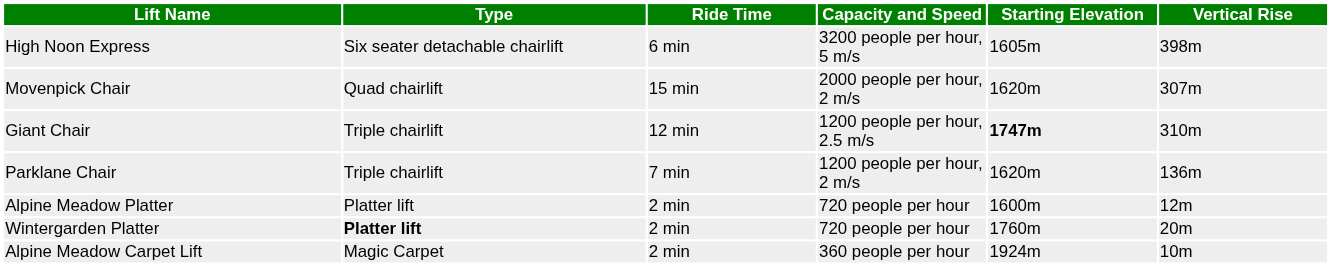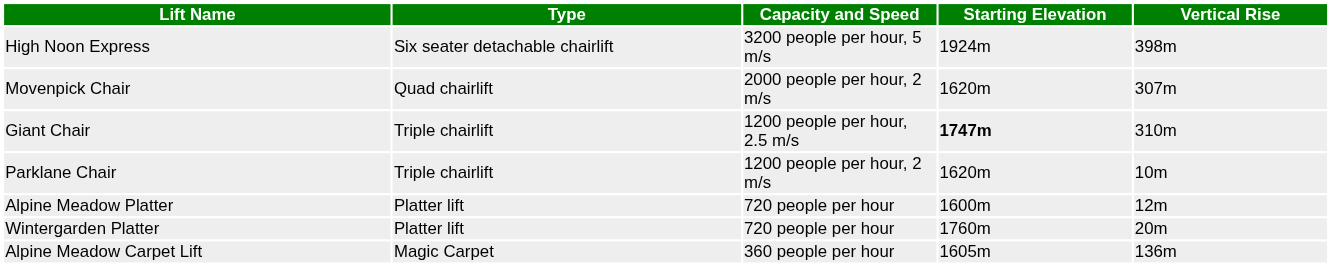- column: (732, 14)
(1015, 47) 1605m -> (965, 47) 1924m
(1181, 173) 136m -> (1151, 173) 10m
(383, 228) bold -> (429, 228) normal
(1015, 251) 1924m -> (965, 251) 1605m
(1176, 251) 10m -> (1156, 251) 136m
